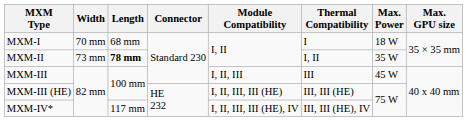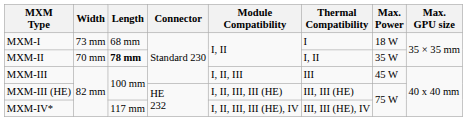(91, 41) 70 mm -> (91, 41) 73 mm
(91, 58) 73 mm -> (91, 58) 70 mm
